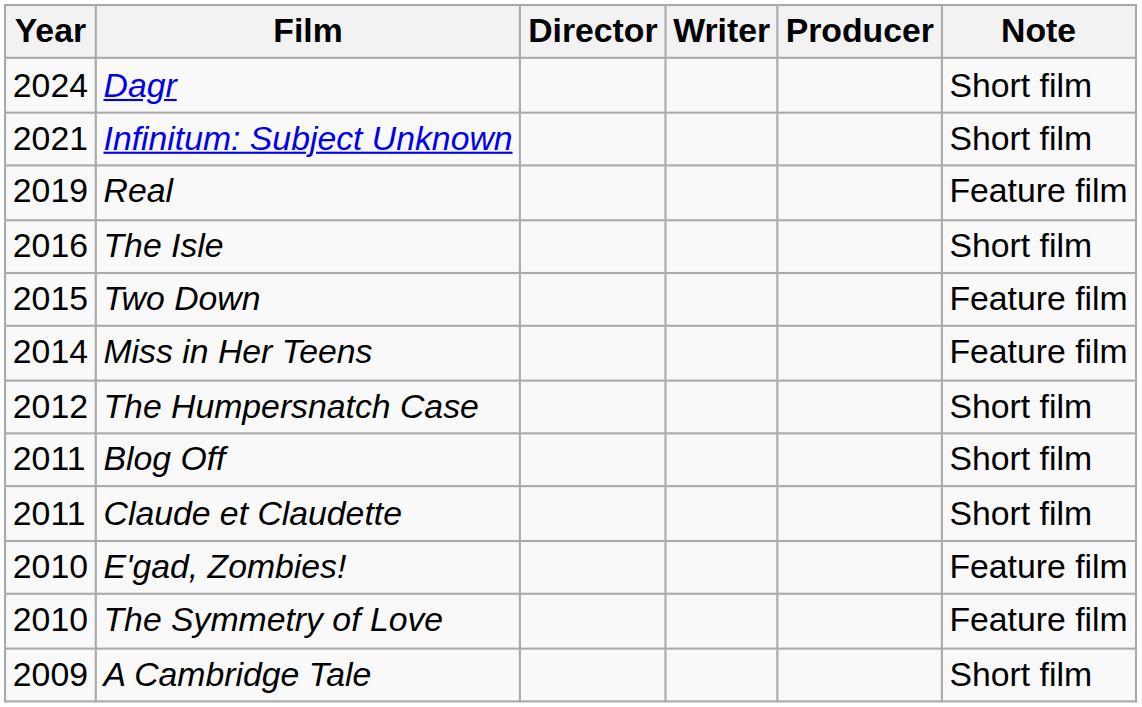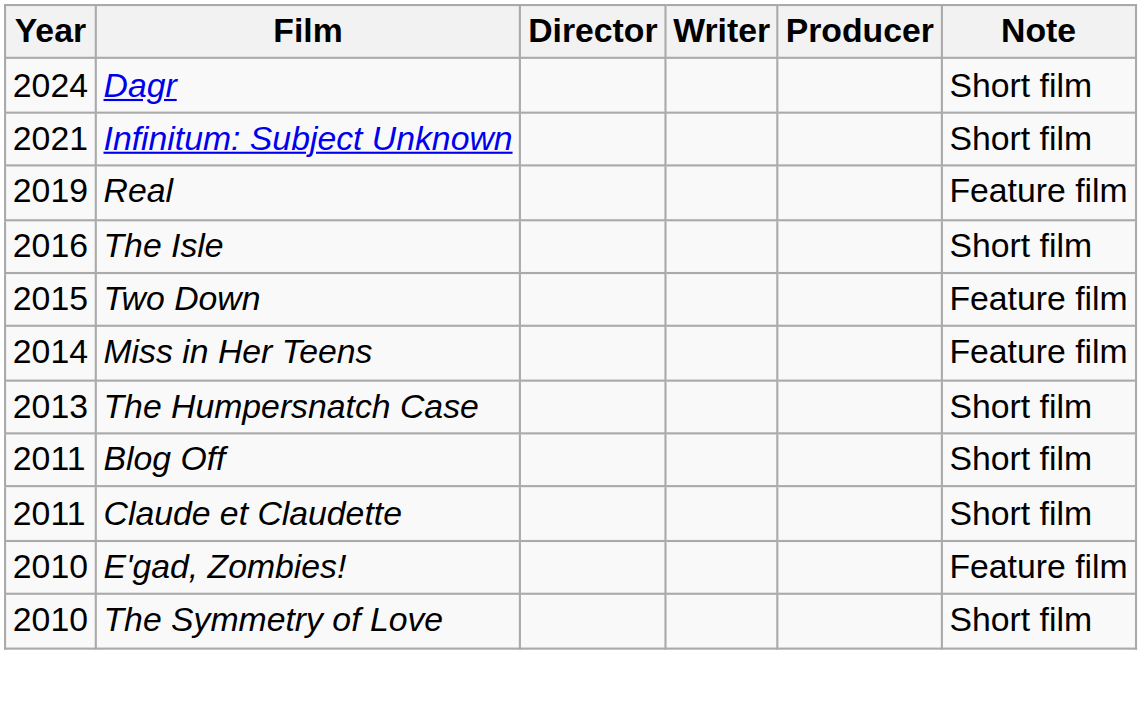(50, 406) 2012 -> (50, 406) 2013
(1039, 620) Feature film -> (1021, 620) Short film
- row: (237, 673)
